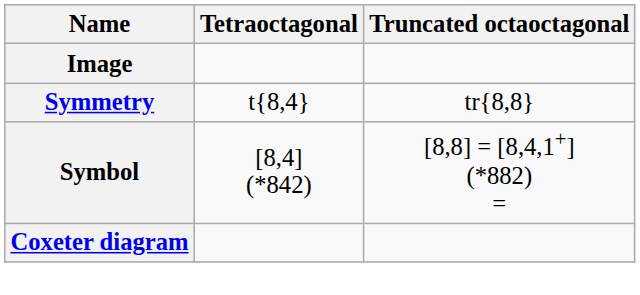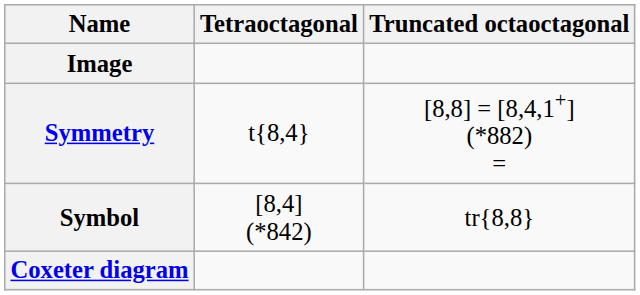(499, 102) tr{8,8} -> (499, 133) [8,8] = [8,4,1+] (*882) =
(499, 172) [8,8] = [8,4,1+] (*882) = -> (499, 217) tr{8,8}
